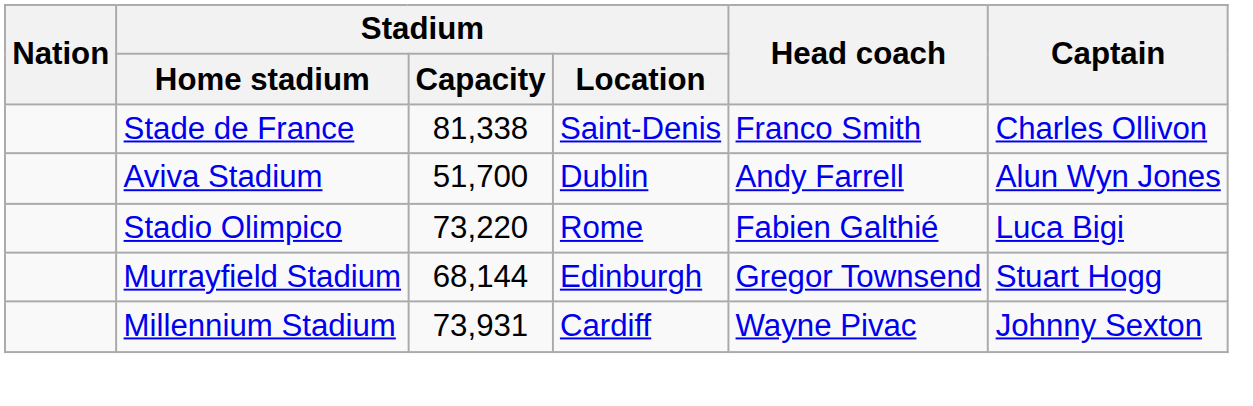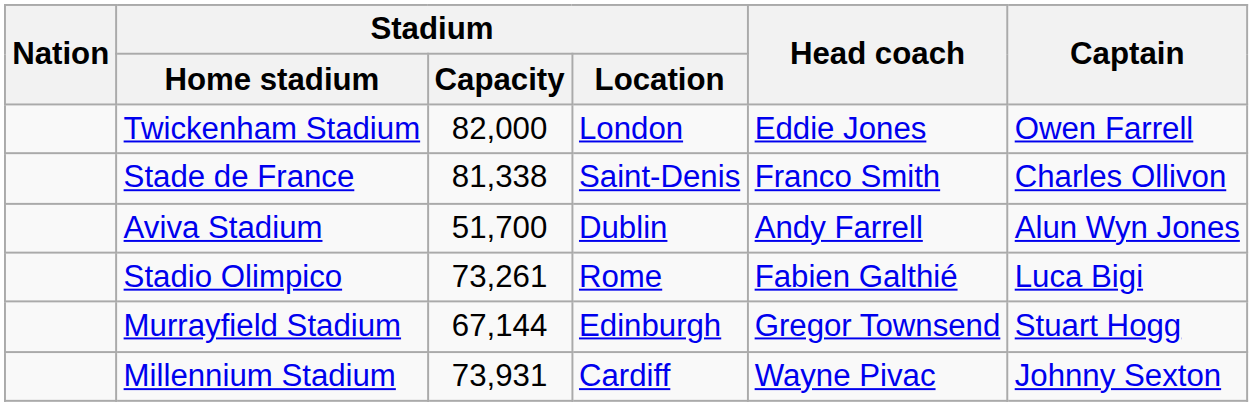+ row: (272, 128)
(480, 227) 73,220 -> (500, 276) 73,261
(480, 276) 68,144 -> (500, 326) 67,144
